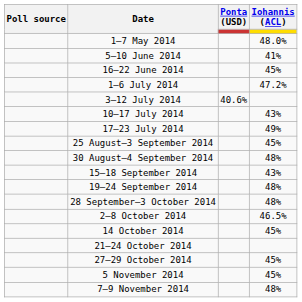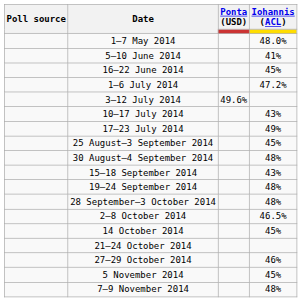(234, 99) 40.6% -> (234, 99) 49.6%
(273, 260) 45% -> (273, 260) 46%
